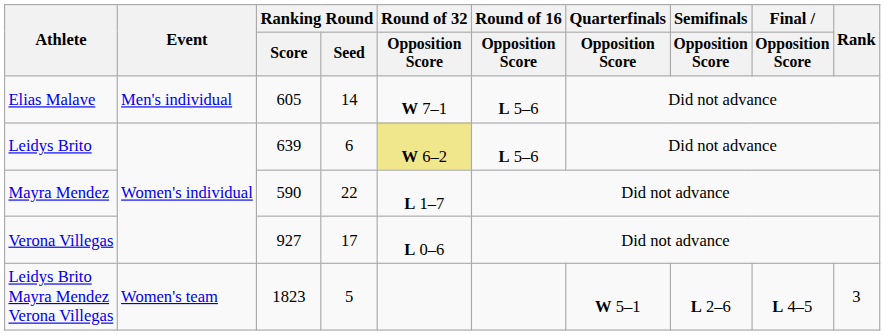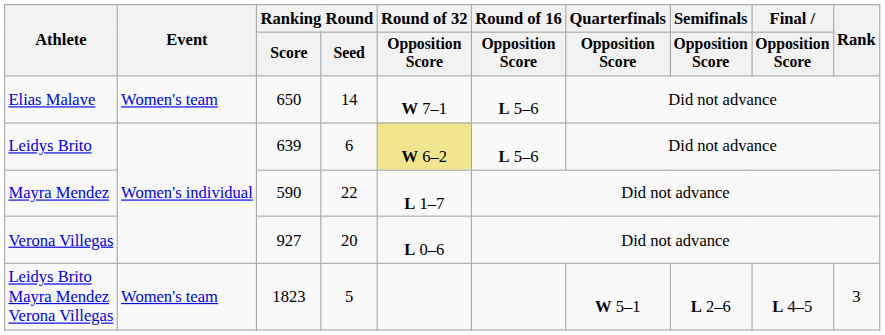(177, 99) Men's individual -> (169, 99) Women's team
(289, 99) 605 -> (289, 99) 650
(349, 240) 17 -> (349, 240) 20
